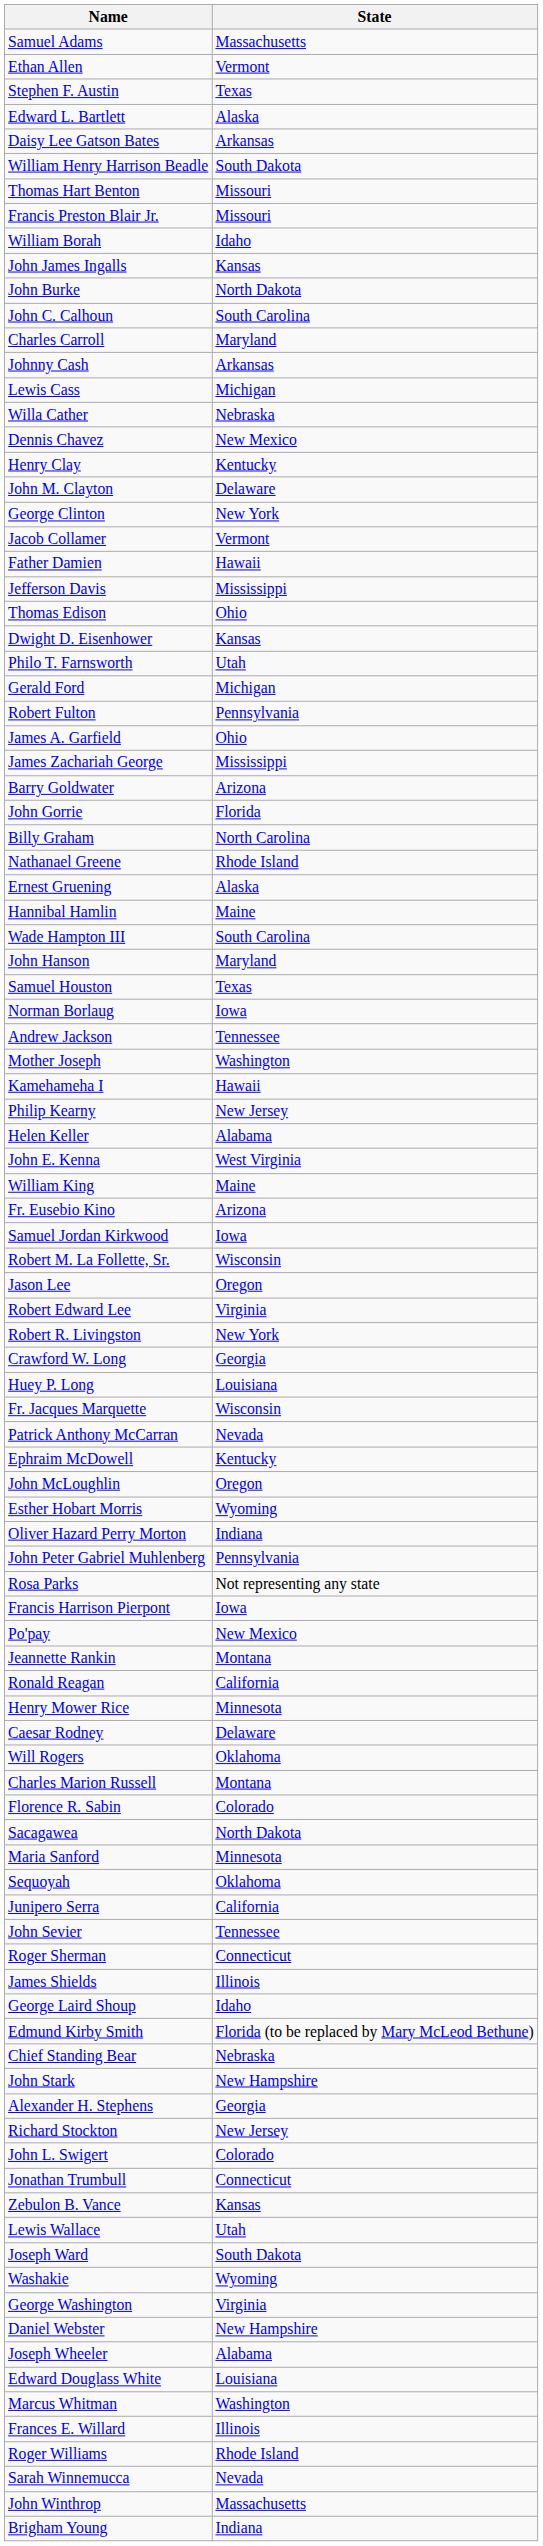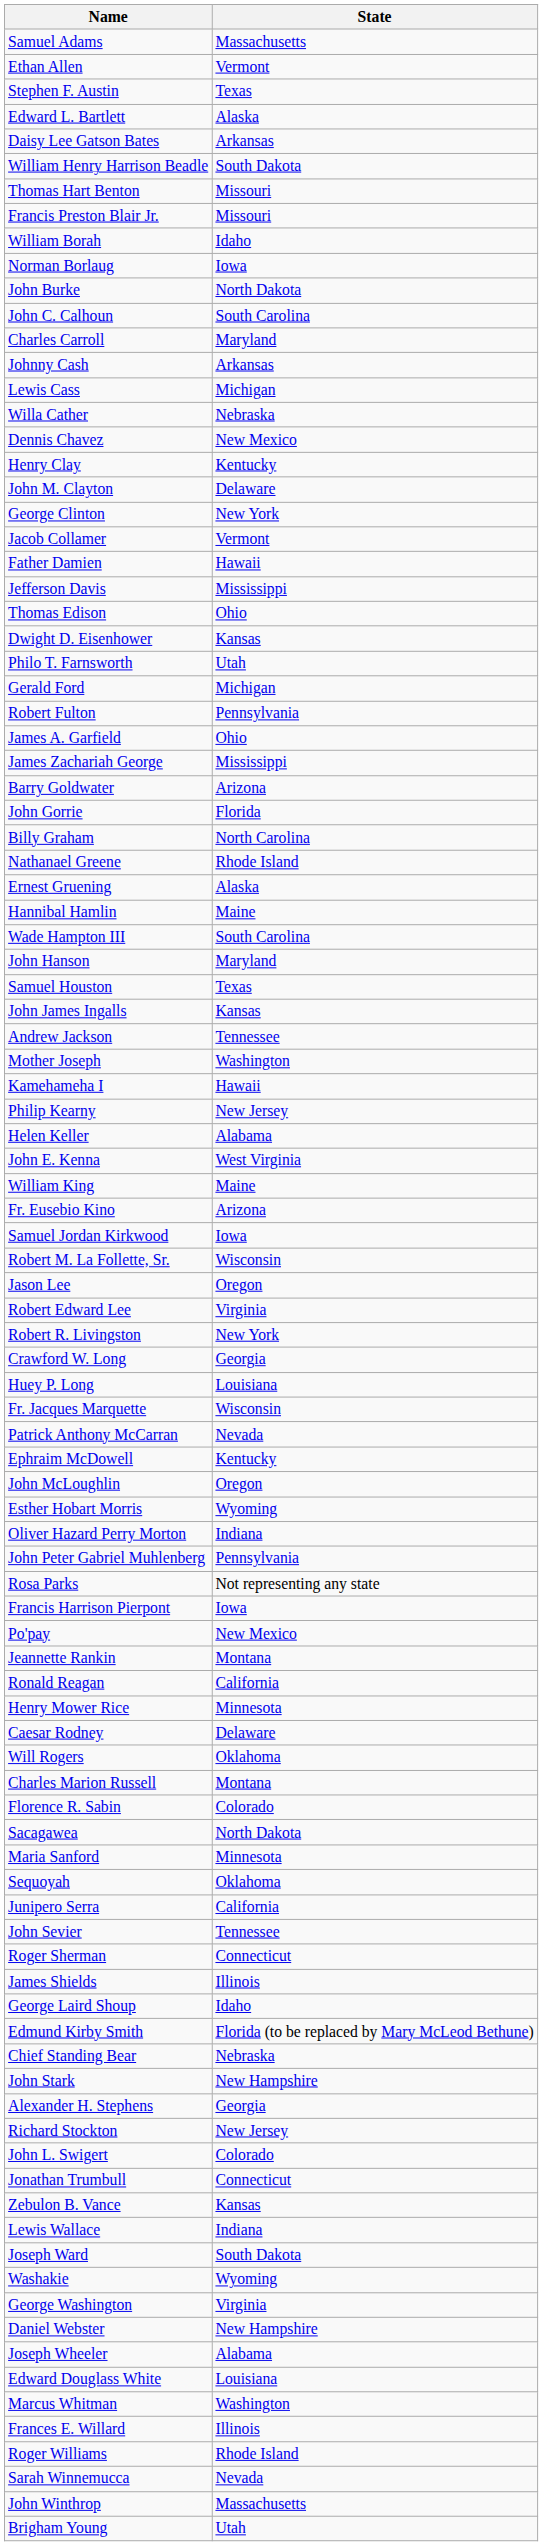rows swapped: (61, 1011) <-> (67, 265)
(231, 2230) Utah -> (239, 2230) Indiana
(239, 2528) Indiana -> (231, 2528) Utah
